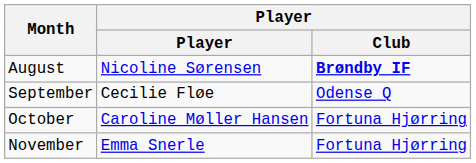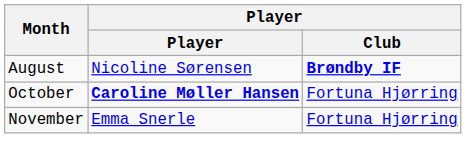- row: (51, 94)
(205, 120) normal -> (195, 94) bold
